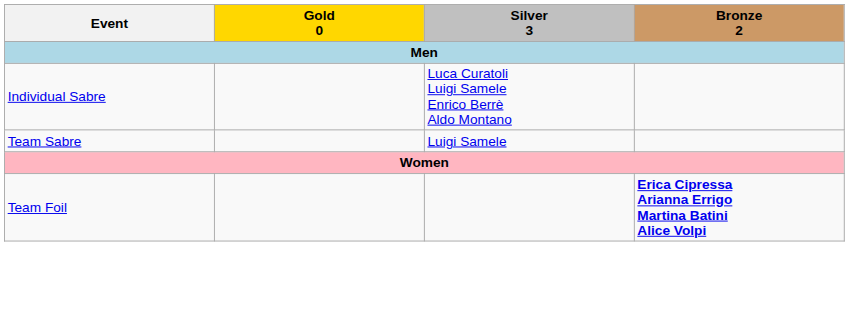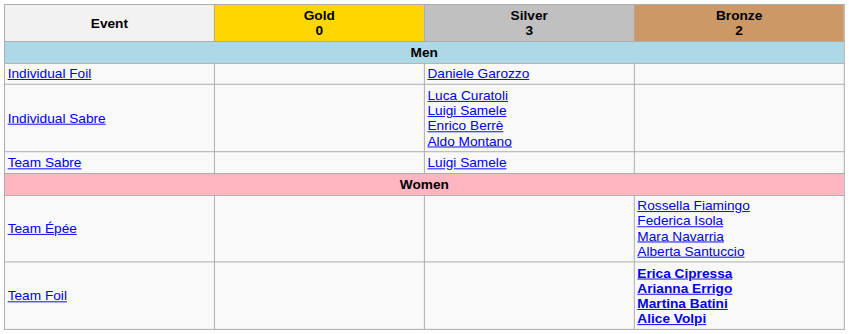+ row: (49, 74)
+ row: (42, 229)
